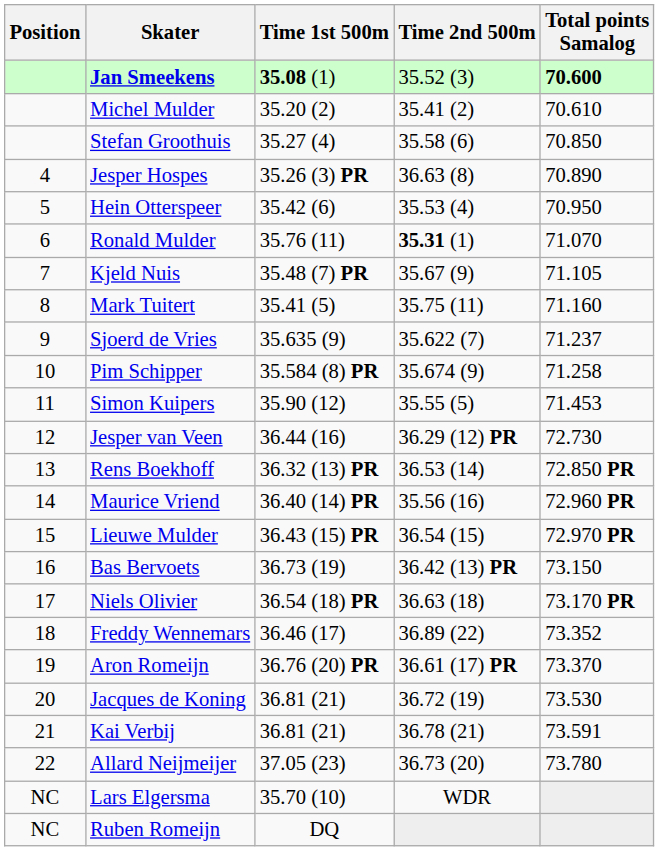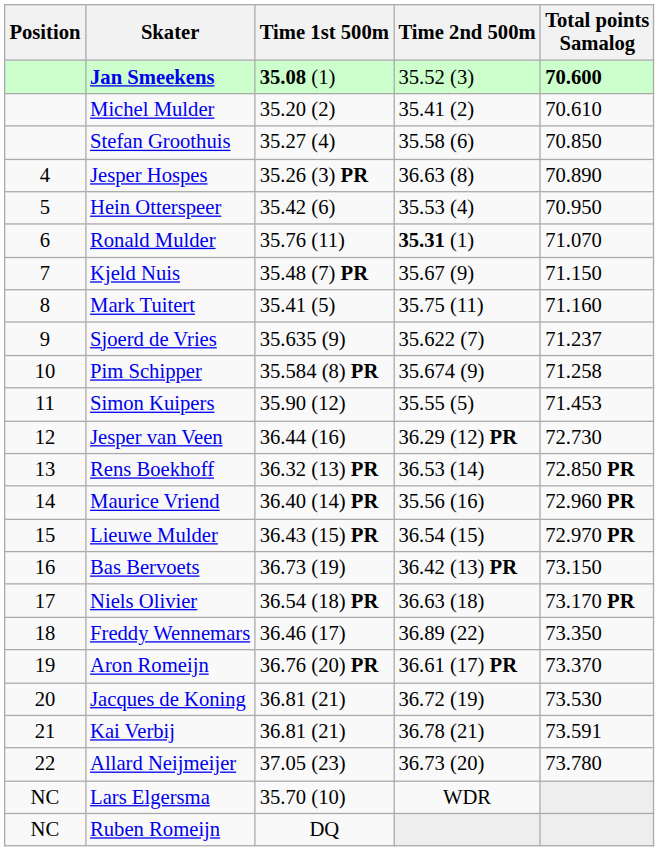(574, 273) 71.105 -> (574, 273) 71.150
(574, 633) 73.352 -> (574, 633) 73.350
